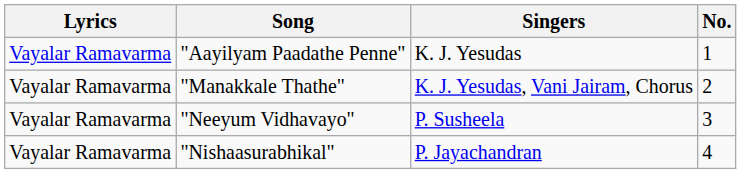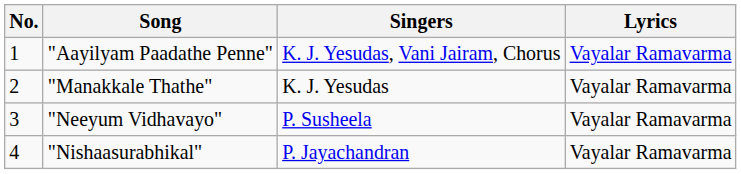columns swapped: (717, 21) <-> (90, 21)
(468, 53) K. J. Yesudas -> (421, 53) K. J. Yesudas, Vani Jairam, Chorus
(554, 86) K. J. Yesudas, Vani Jairam, Chorus -> (336, 86) K. J. Yesudas
